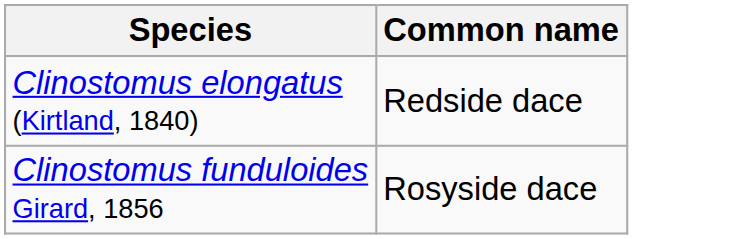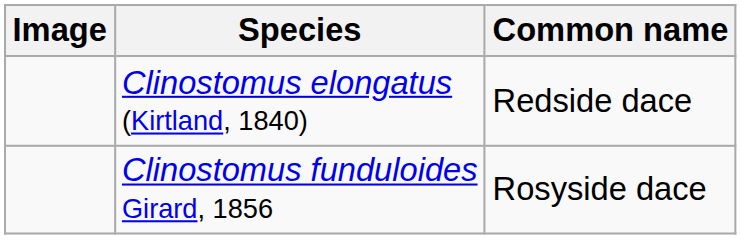+ column: (60, 30)
